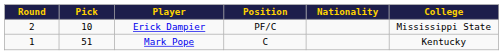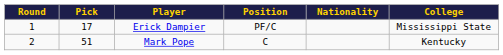(32, 27) 2 -> (32, 27) 1
(87, 27) 10 -> (87, 27) 17
(32, 42) 1 -> (32, 42) 2
